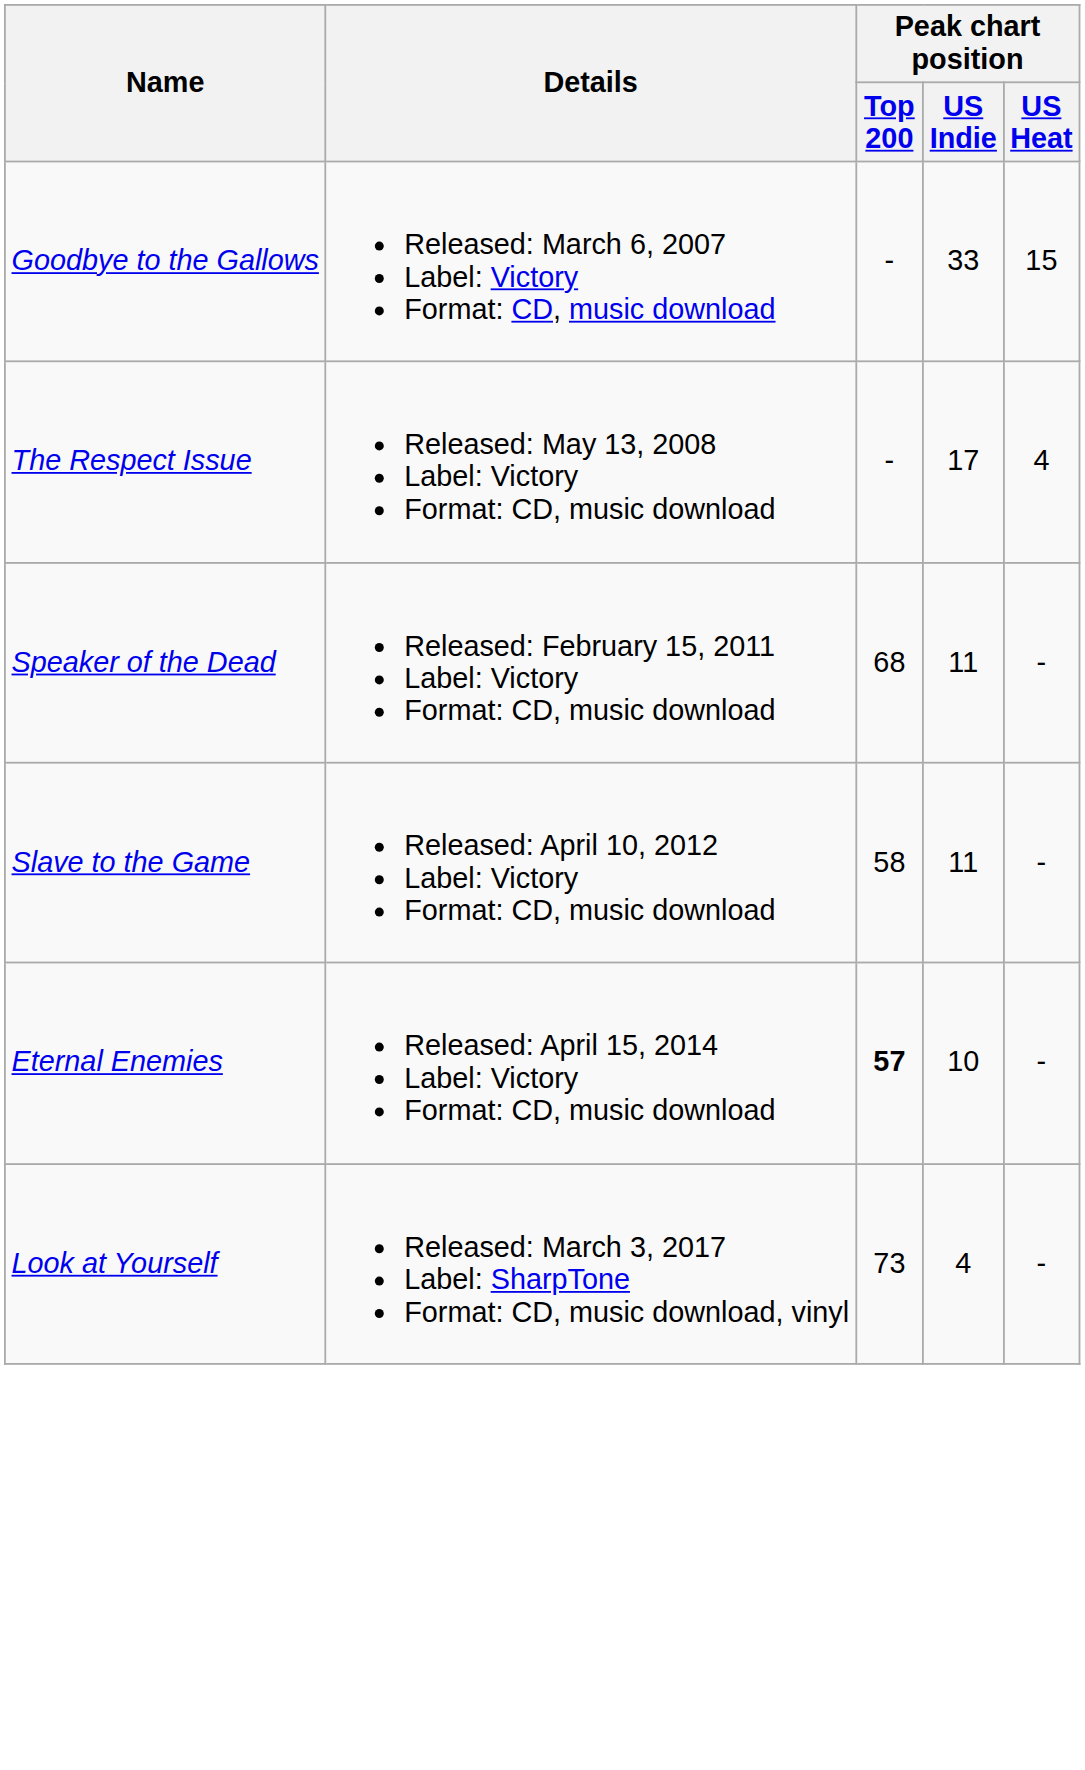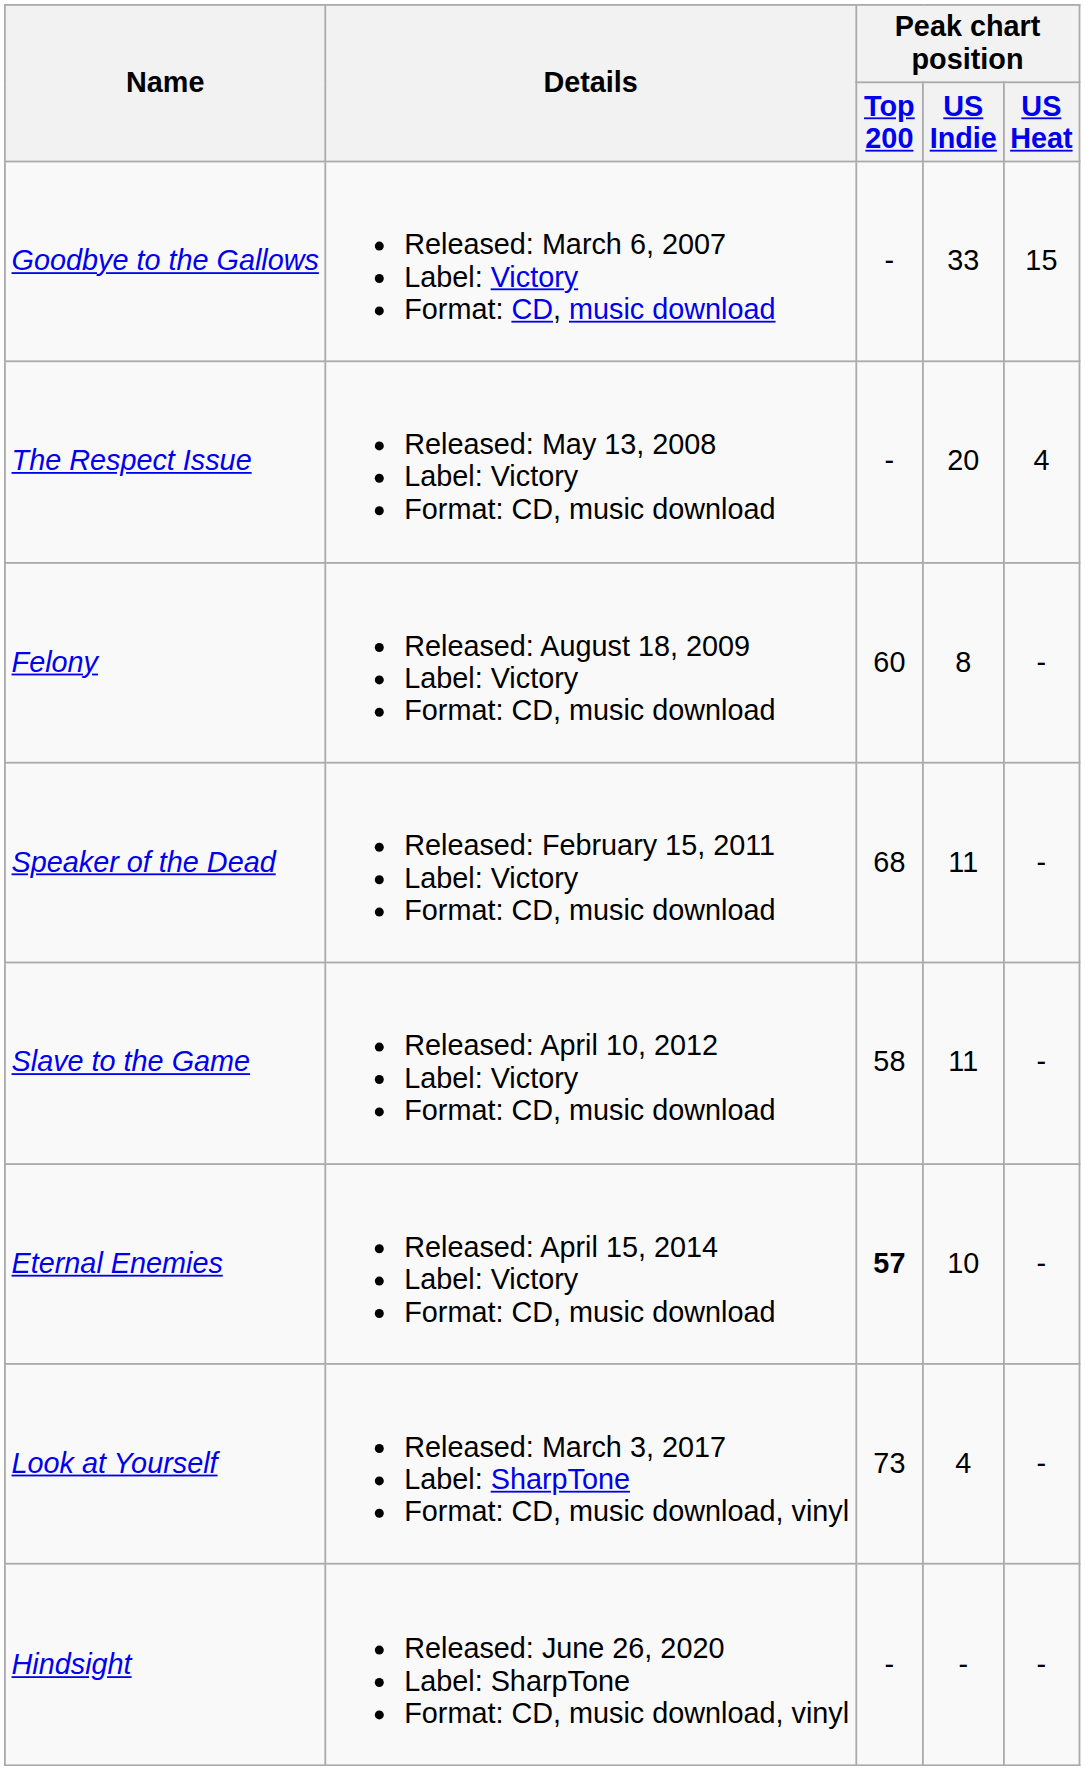(963, 461) 17 -> (963, 461) 20
+ row: (55, 661)
+ row: (72, 1664)
